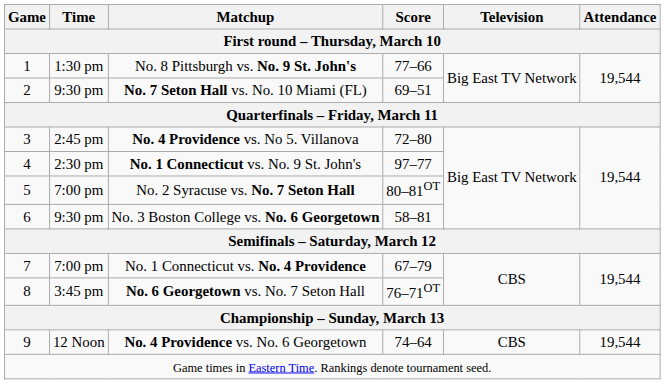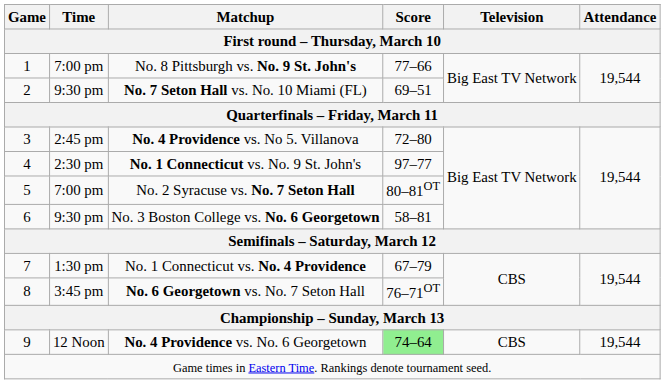(79, 66) 1:30 pm -> (79, 66) 7:00 pm
(79, 265) 7:00 pm -> (79, 265) 1:30 pm
(413, 342) no background -> (413, 342) lightgreen background
